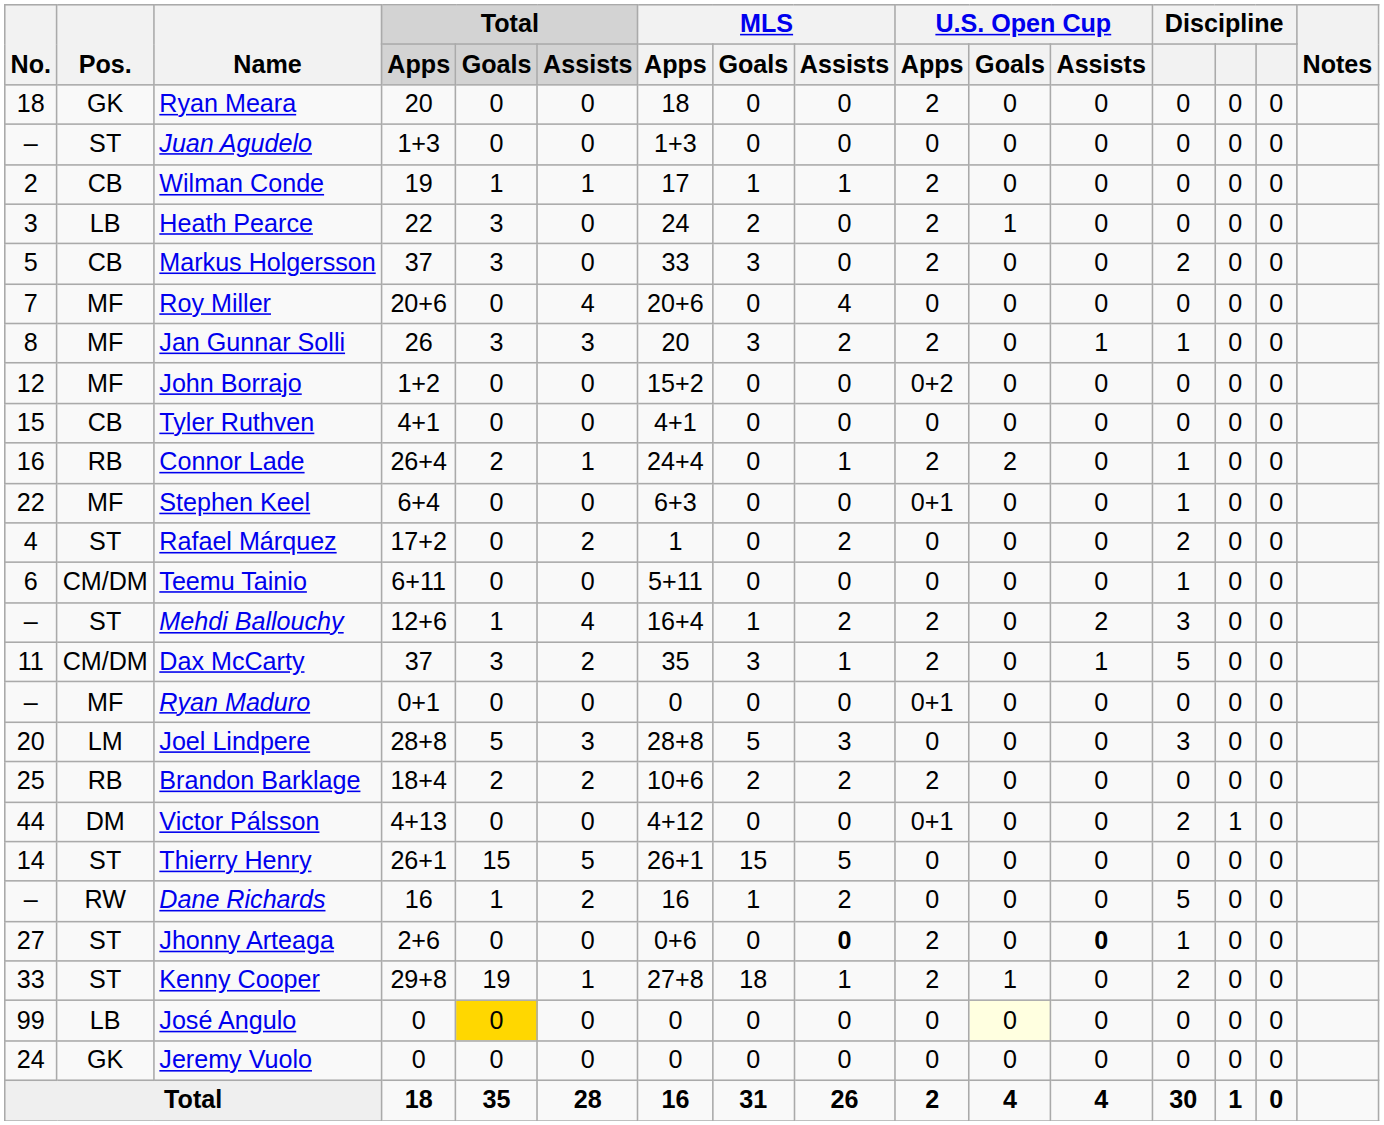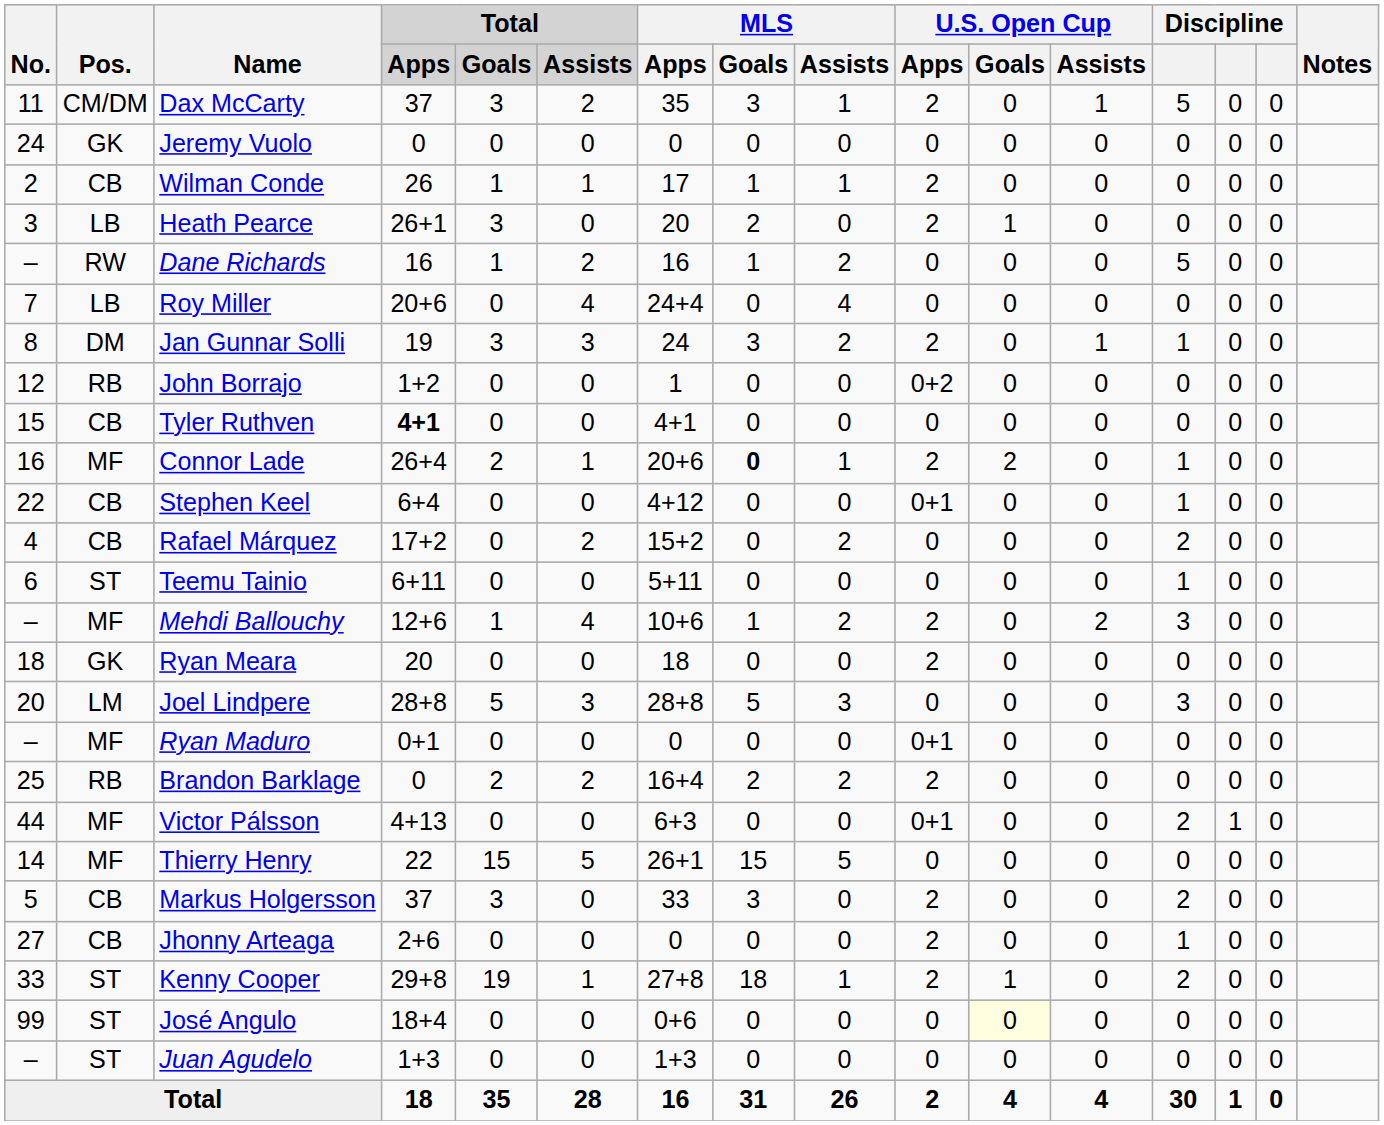rows swapped: (228, 104) <-> (232, 661)
rows swapped: (236, 1060) <-> (236, 143)
(419, 183) 19 -> (419, 183) 26
(419, 223) 22 -> (419, 223) 26+1
(675, 223) 24 -> (675, 223) 20
rows swapped: (268, 263) <-> (242, 900)
(105, 303) MF -> (105, 303) LB
(675, 303) 20+6 -> (675, 303) 24+4
(105, 343) MF -> (105, 343) DM
(419, 343) 26 -> (419, 343) 19
(675, 343) 20 -> (675, 343) 24
(105, 382) MF -> (105, 382) RB
(675, 382) 15+2 -> (675, 382) 1
(419, 422) normal -> (419, 422) bold
(105, 462) RB -> (105, 462) MF
(675, 462) 24+4 -> (675, 462) 20+6
(753, 462) normal -> (753, 462) bold
(105, 502) MF -> (105, 502) CB
(675, 502) 6+3 -> (675, 502) 4+12
(105, 542) ST -> (105, 542) CB
(675, 542) 1 -> (675, 542) 15+2
(105, 582) CM/DM -> (105, 582) ST
(105, 622) ST -> (105, 622) MF
(675, 622) 16+4 -> (675, 622) 10+6
rows swapped: (235, 701) <-> (235, 741)
(419, 781) 18+4 -> (419, 781) 0
(675, 781) 10+6 -> (675, 781) 16+4
(105, 821) DM -> (105, 821) MF
(675, 821) 4+12 -> (675, 821) 6+3
(105, 861) ST -> (105, 861) MF
(419, 861) 26+1 -> (419, 861) 22
(105, 940) ST -> (105, 940) CB
(675, 940) 0+6 -> (675, 940) 0
(844, 940) bold -> (844, 940) normal
(1101, 940) bold -> (1101, 940) normal
(105, 1020) LB -> (105, 1020) ST
(419, 1020) 0 -> (419, 1020) 18+4
(497, 1020) gold background -> (497, 1020) no background
(675, 1020) 0 -> (675, 1020) 0+6
